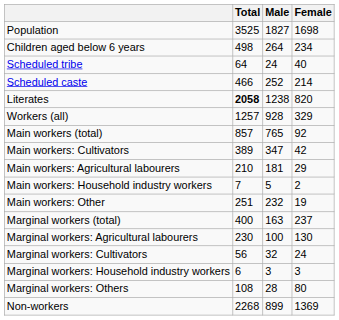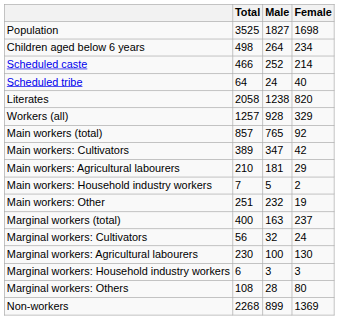rows swapped: (47, 82) <-> (45, 64)
(247, 99) bold -> (247, 99) normal
rows swapped: (77, 254) <-> (102, 237)
